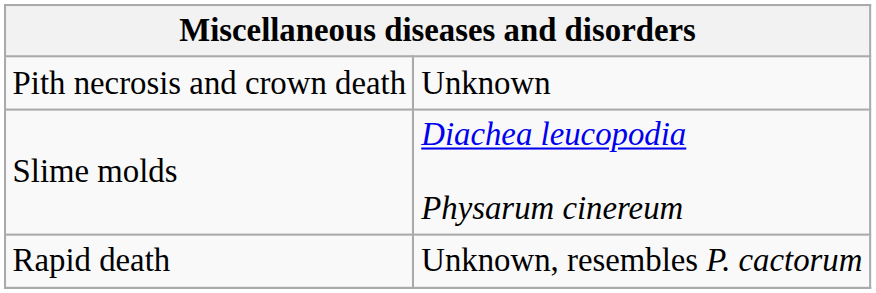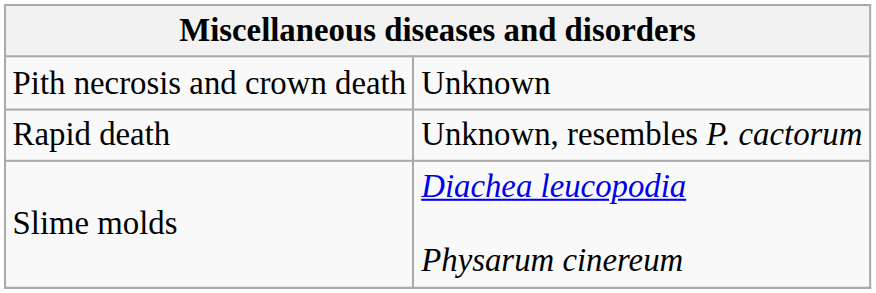rows swapped: (91, 260) <-> (95, 171)
